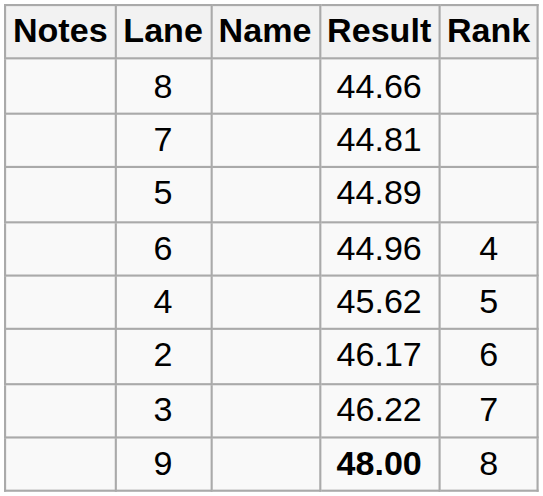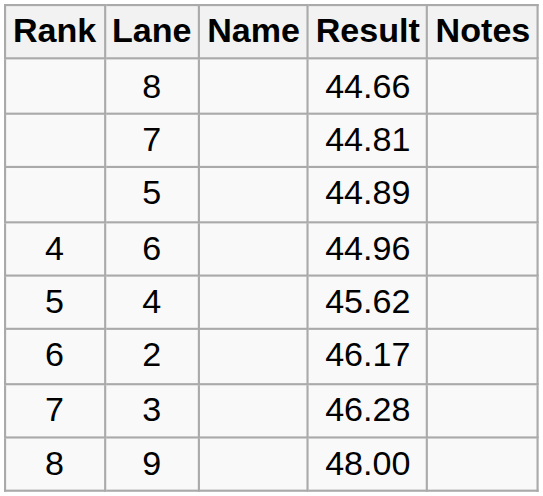columns swapped: (489, 31) <-> (60, 31)
(379, 409) 46.22 -> (368, 409) 46.28
(379, 463) bold -> (368, 463) normal
